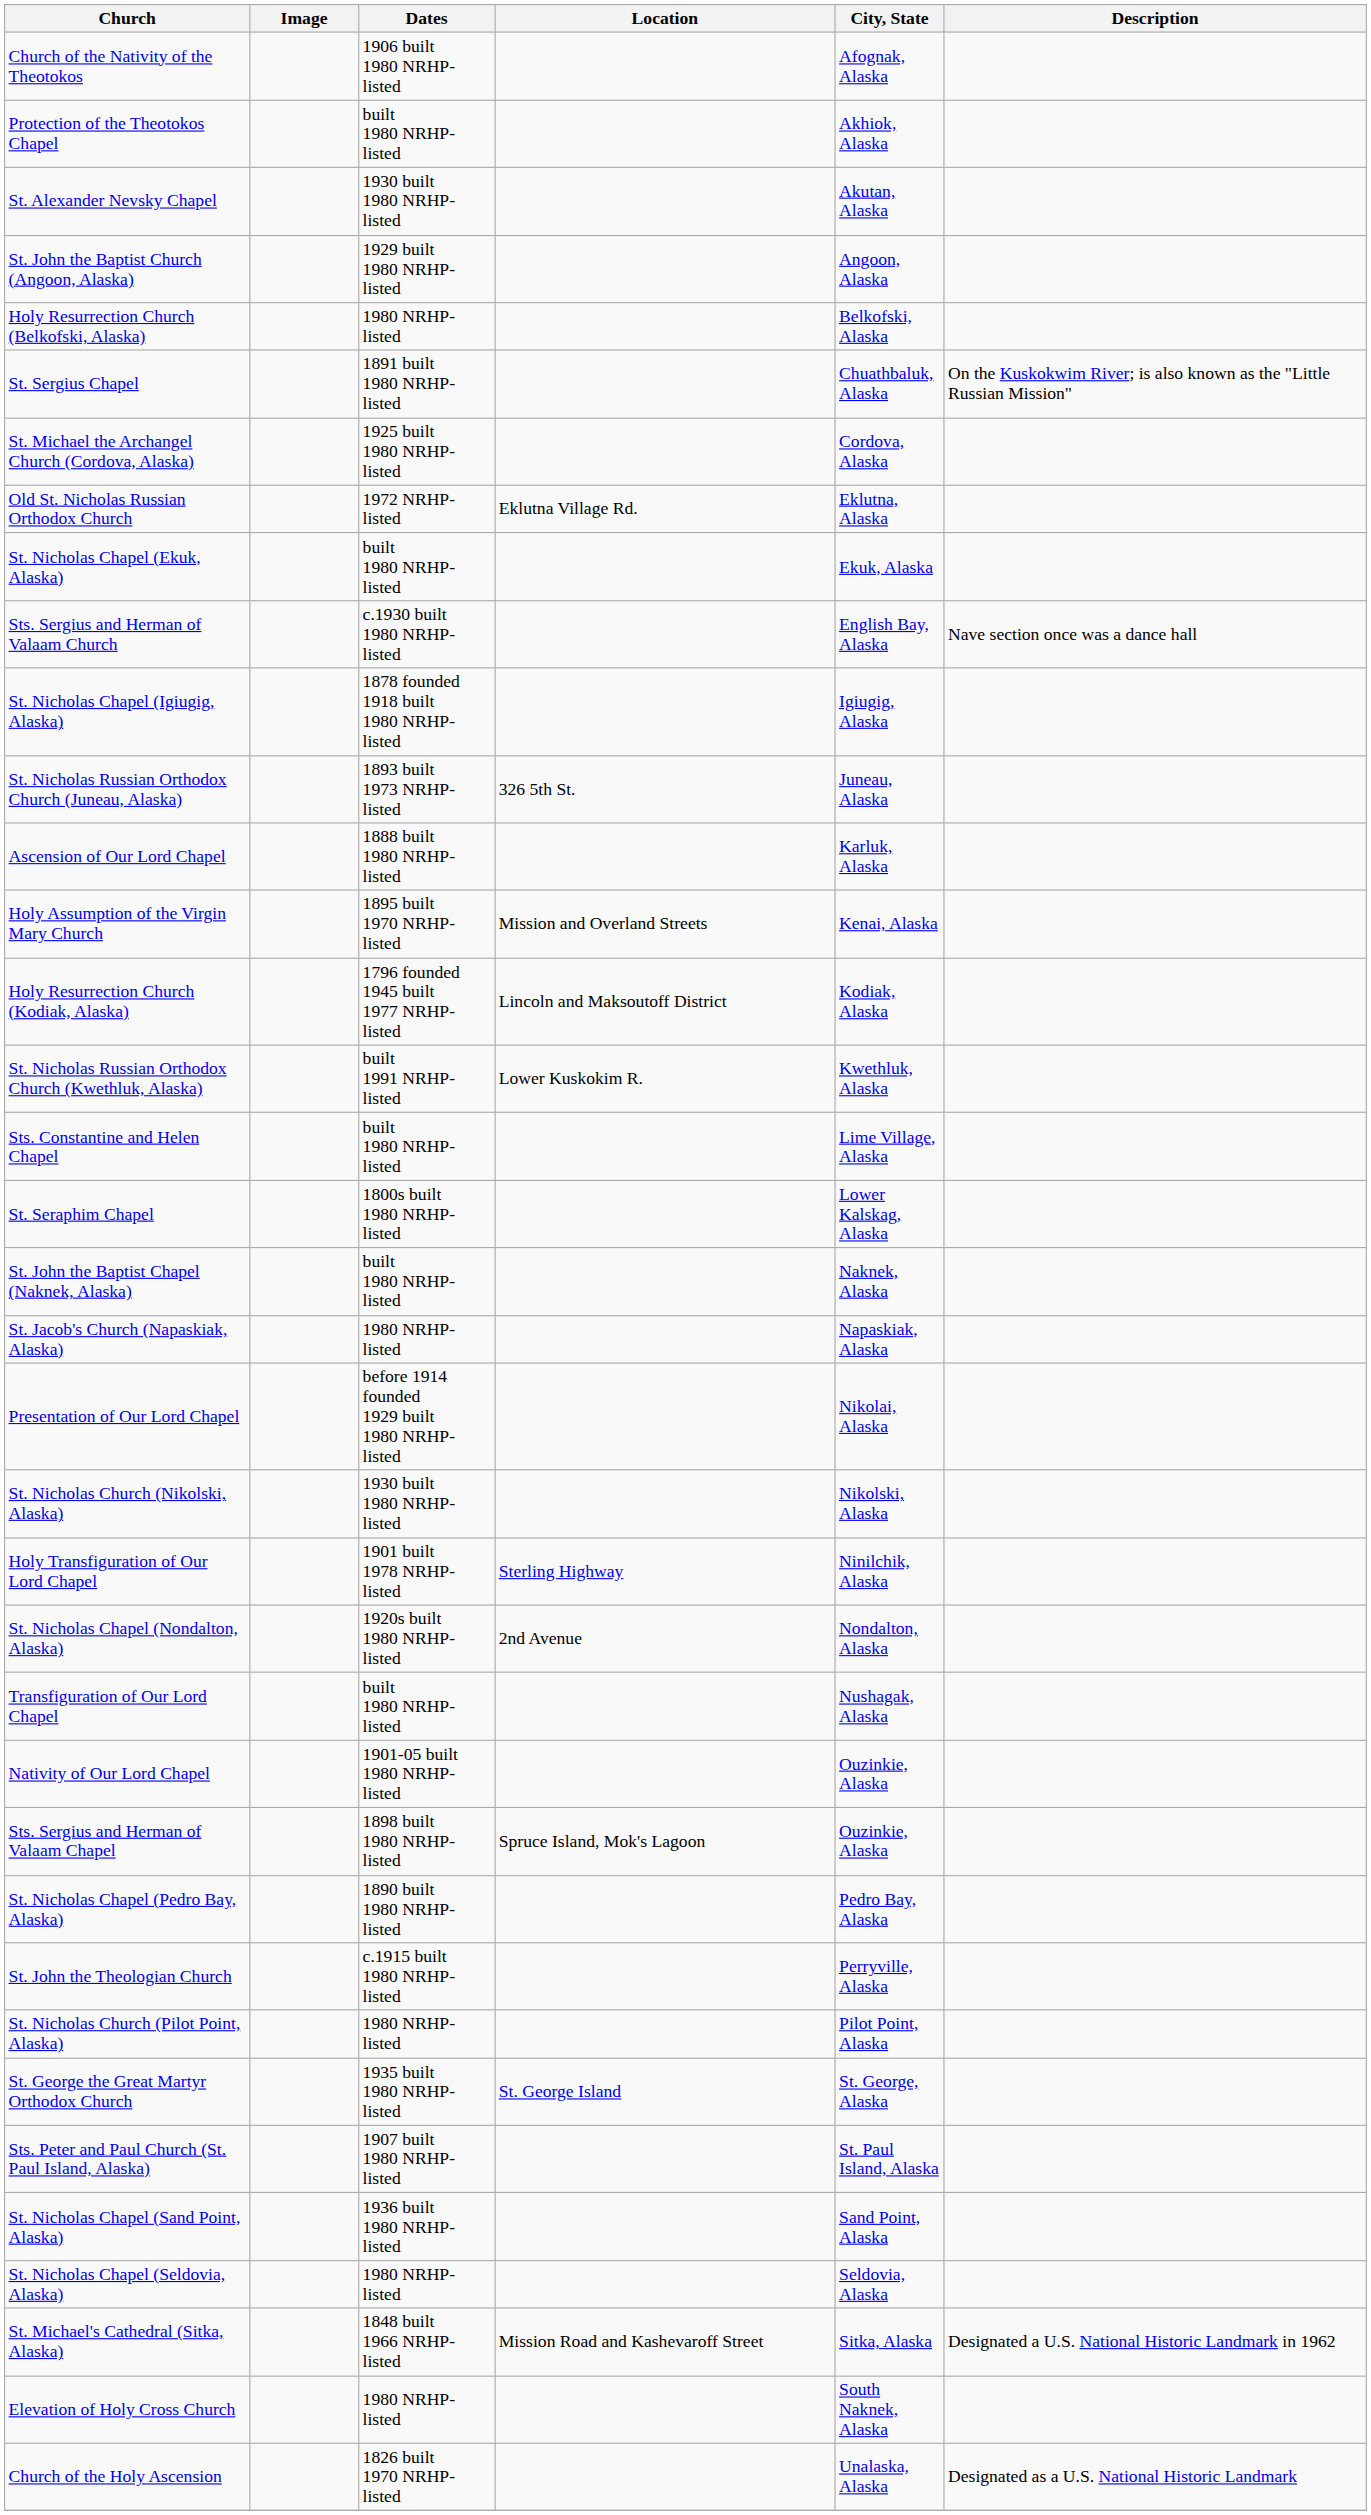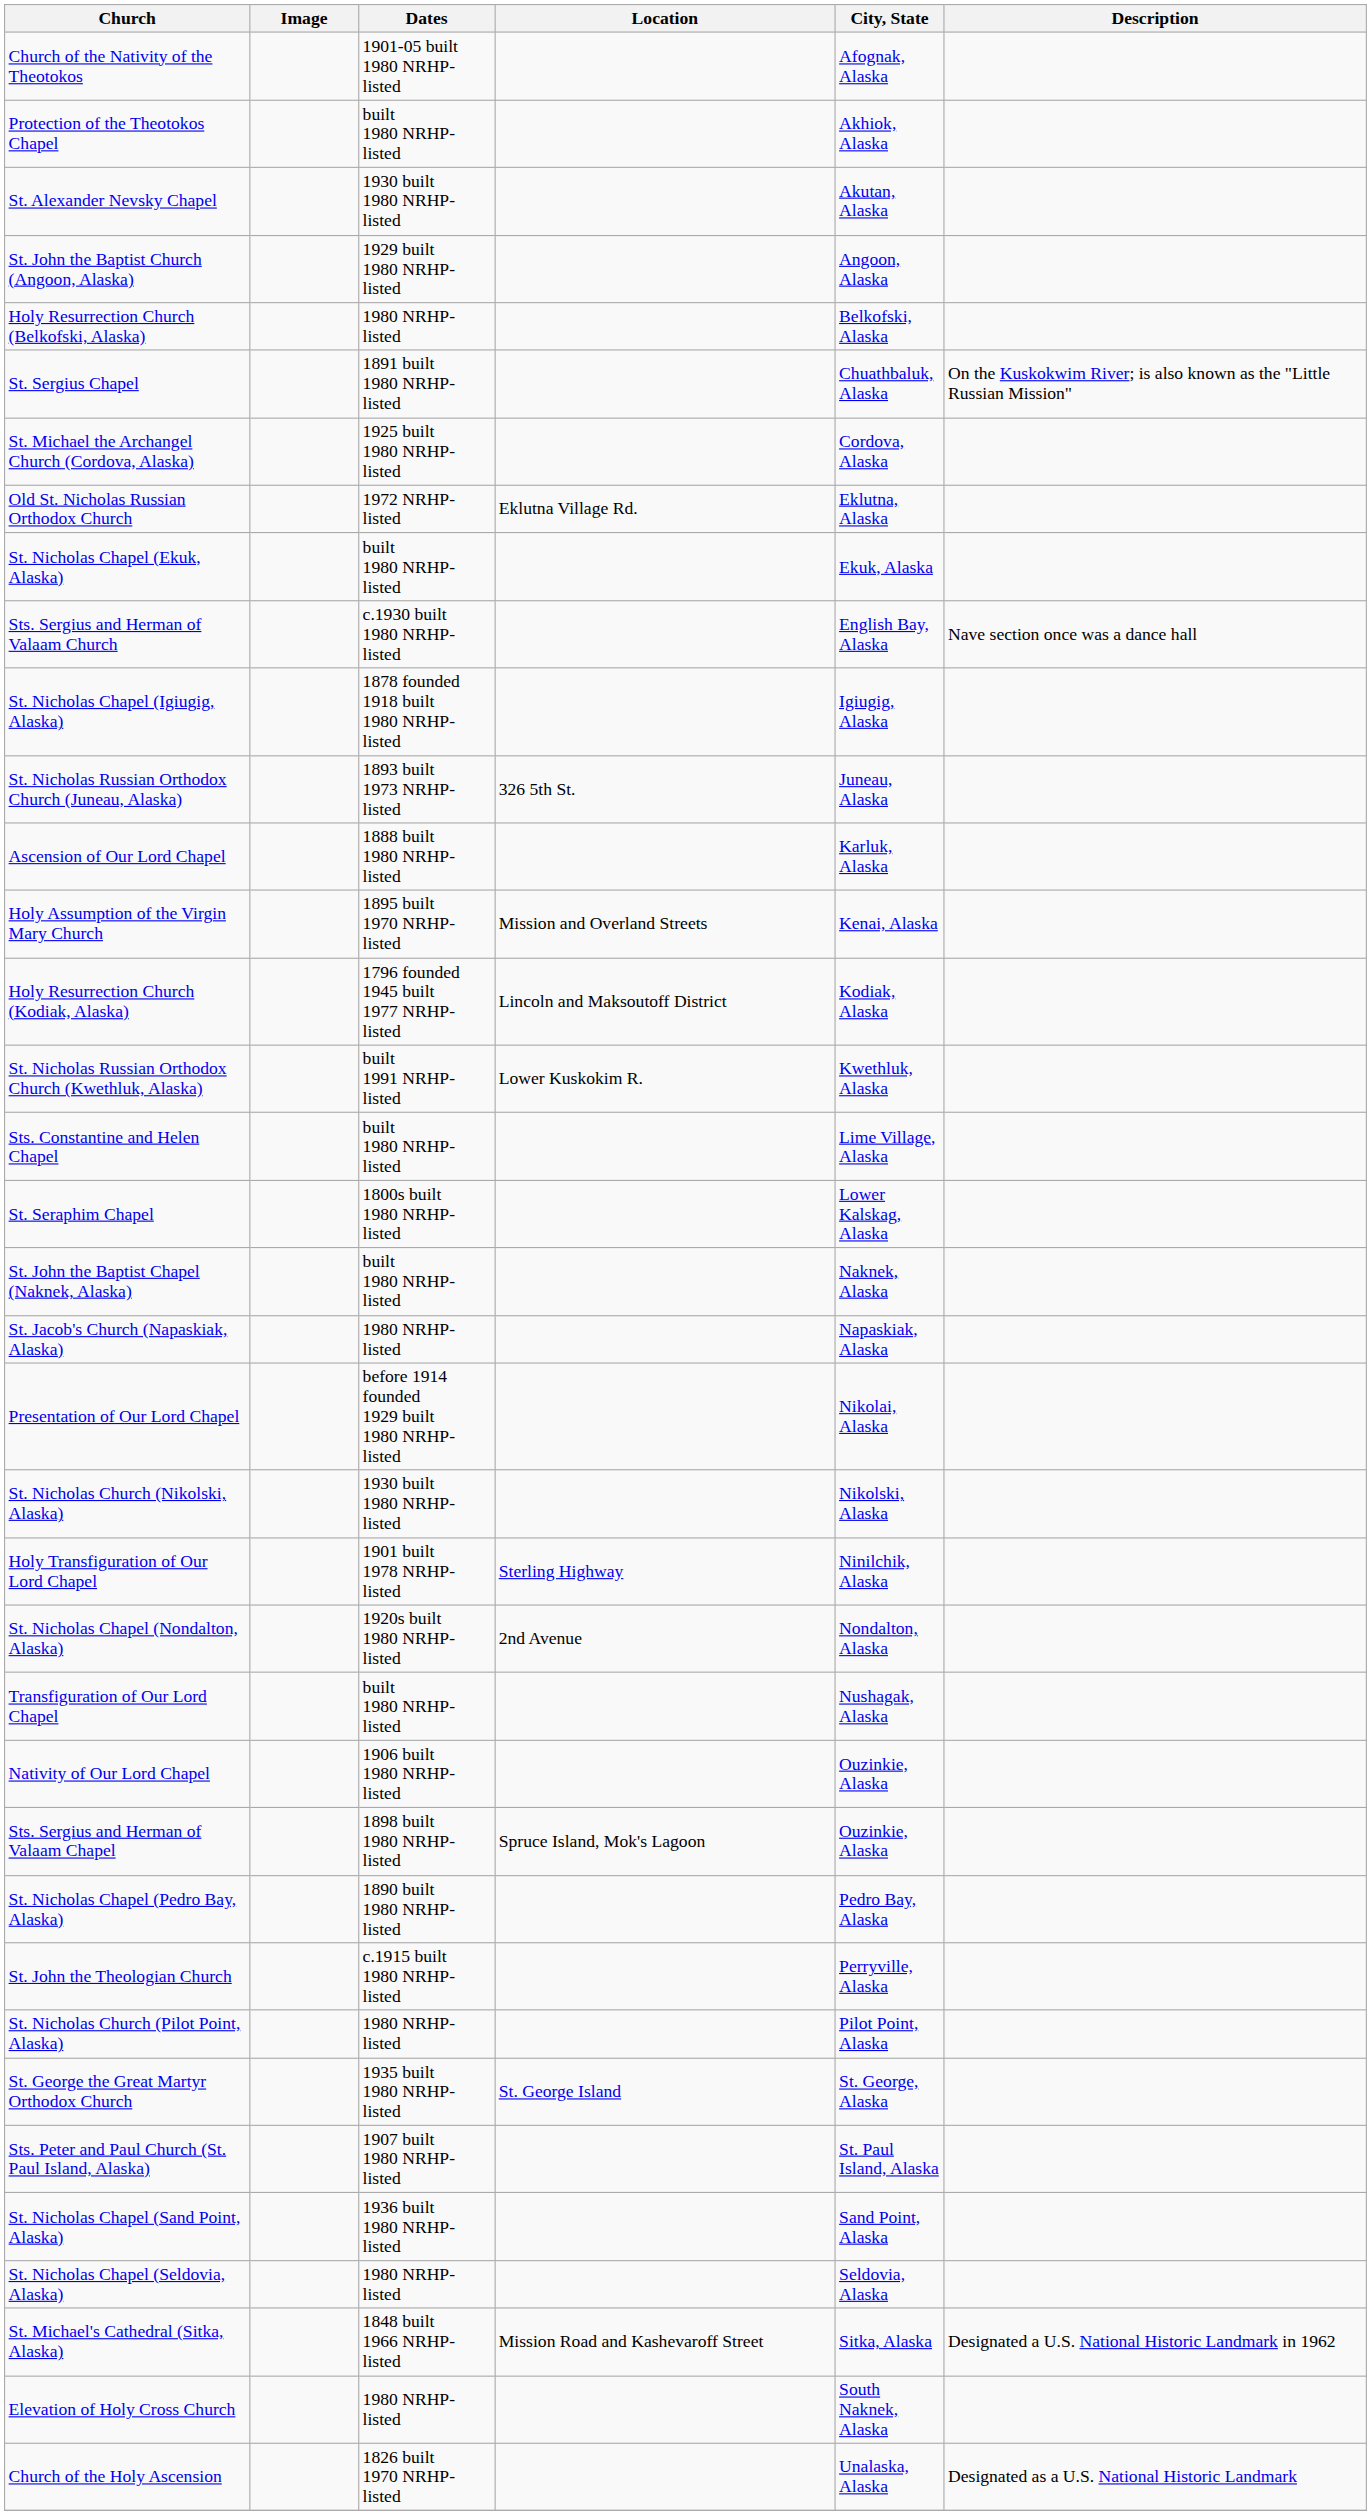(409, 66) 1906 built 1980 NRHP-listed -> (410, 66) 1901-05 built 1980 NRHP-listed
(410, 1773) 1901-05 built 1980 NRHP-listed -> (409, 1773) 1906 built 1980 NRHP-listed
